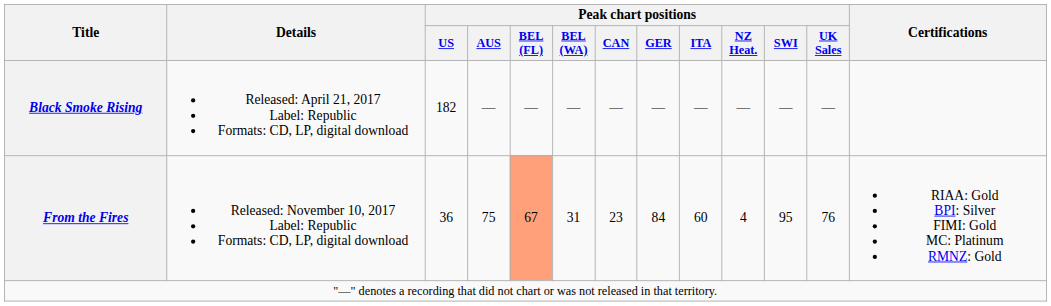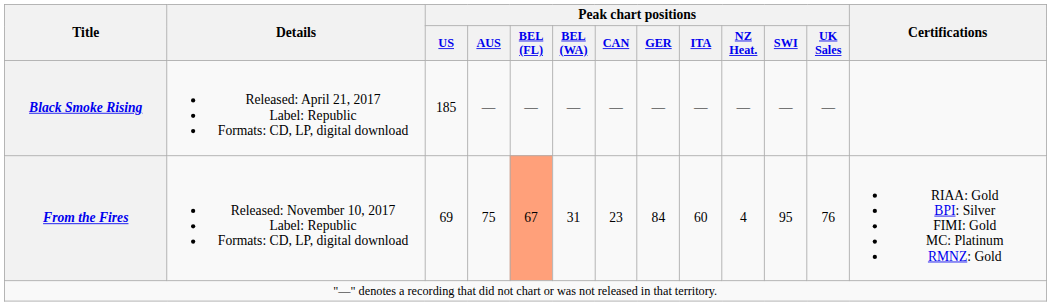(446, 108) 182 -> (446, 108) 185
(446, 218) 36 -> (446, 218) 69
